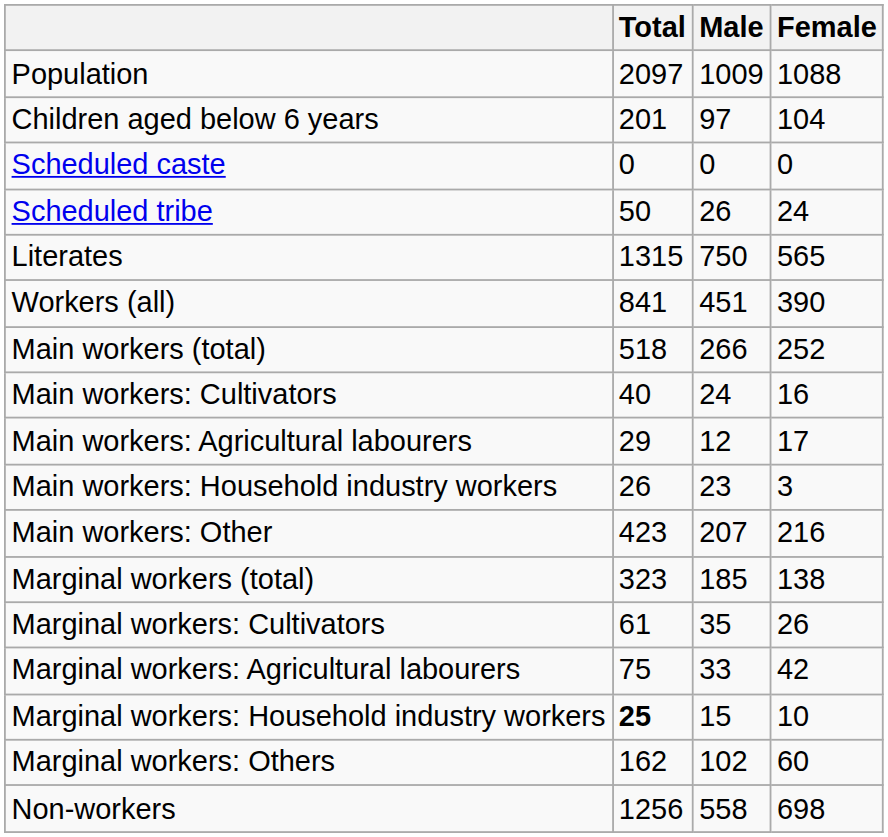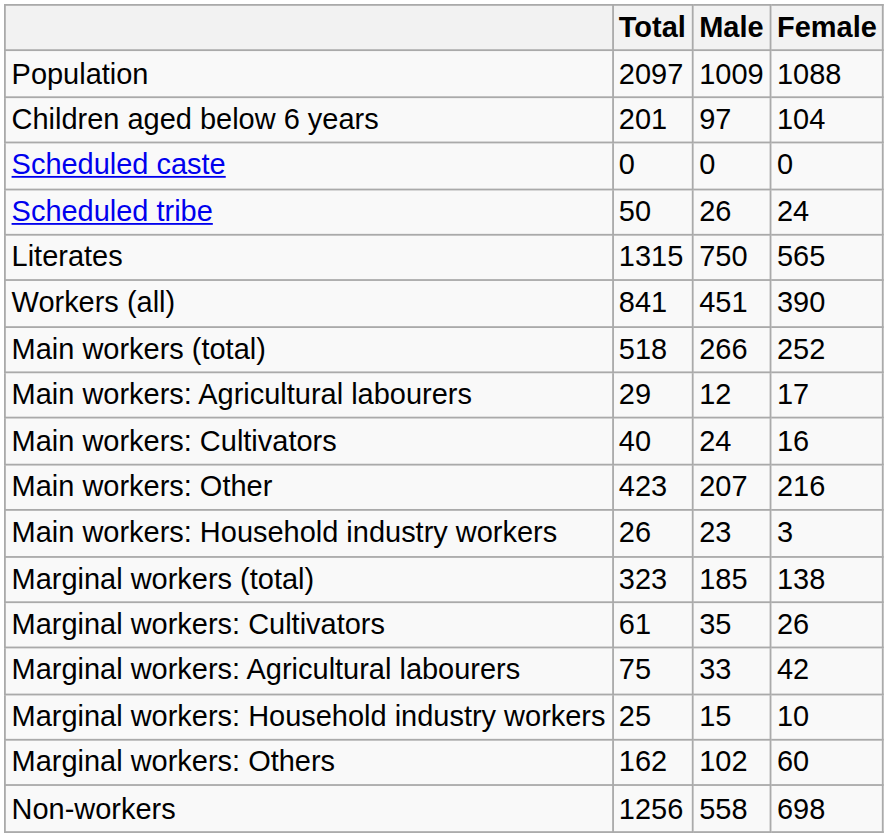rows swapped: (174, 394) <-> (242, 440)
rows swapped: (284, 486) <-> (142, 532)
(635, 716) bold -> (635, 716) normal
